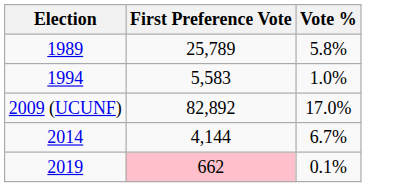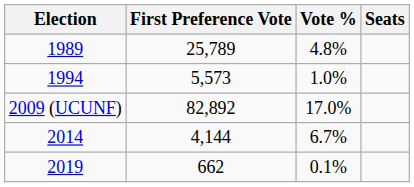+ column: (385, 19)
(328, 49) 5.8% -> (328, 49) 4.8%
(211, 78) 5,583 -> (211, 78) 5,573
(211, 167) pink background -> (211, 167) no background
